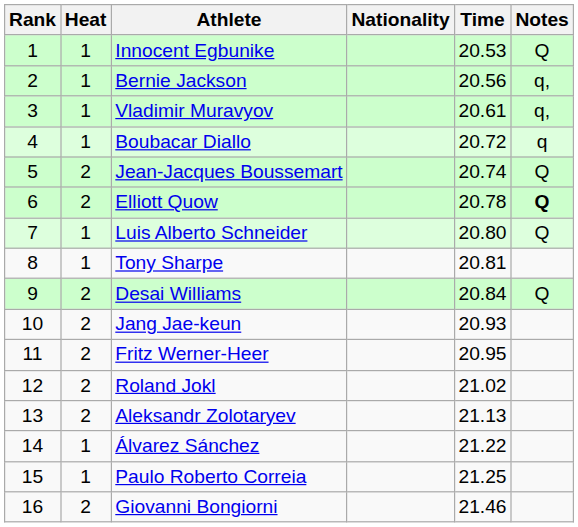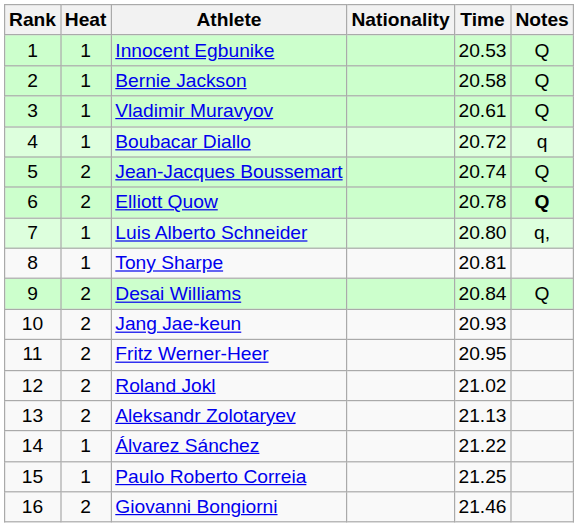(483, 80) 20.56 -> (483, 80) 20.58
(542, 80) q, -> (542, 80) Q
(542, 111) q, -> (542, 111) Q
(542, 232) Q -> (542, 232) q,
